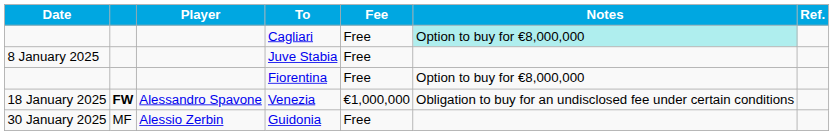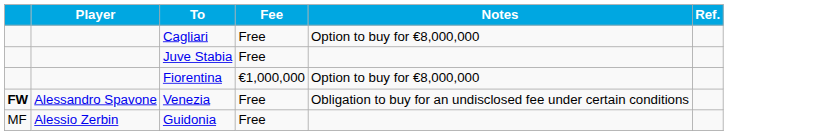- column: (57, 15)
(500, 36) paleturquoise background -> (395, 36) no background
(357, 78) Free -> (272, 78) €1,000,000
(377, 99) €1,000,000 -> (252, 99) Free
